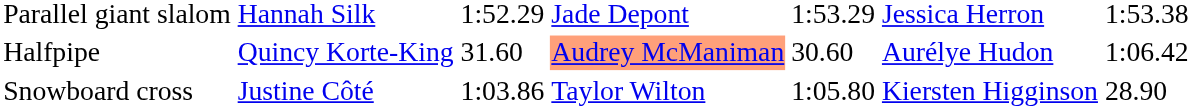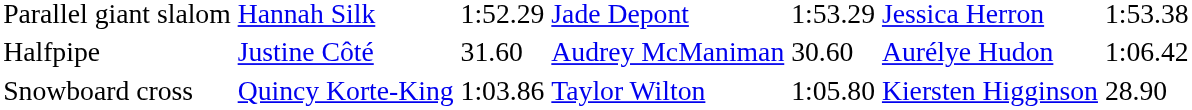(346, 52) Quincy Korte-King -> (306, 52) Justine Côté
(668, 52) lightsalmon background -> (668, 52) no background
(306, 90) Justine Côté -> (346, 90) Quincy Korte-King
